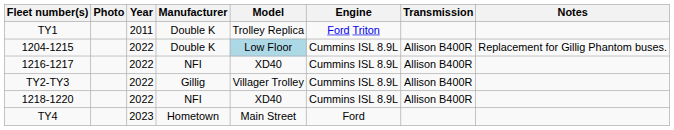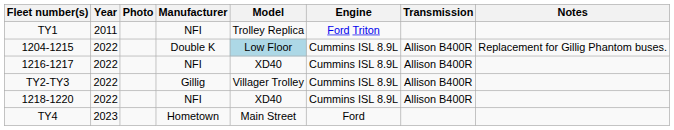columns swapped: (109, 13) <-> (141, 13)
(193, 30) Double K -> (193, 30) NFI
